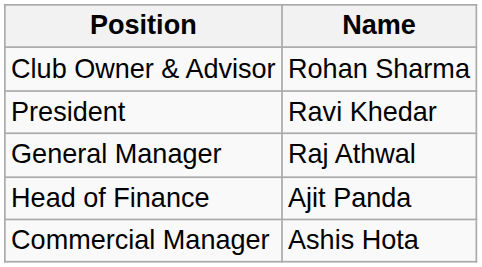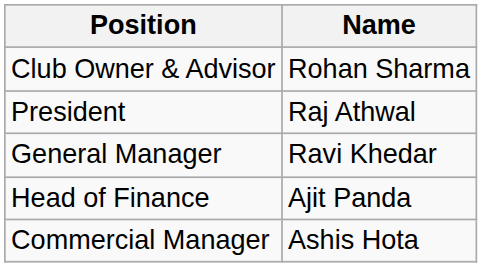(362, 111) Ravi Khedar -> (352, 111) Raj Athwal
(352, 154) Raj Athwal -> (362, 154) Ravi Khedar
